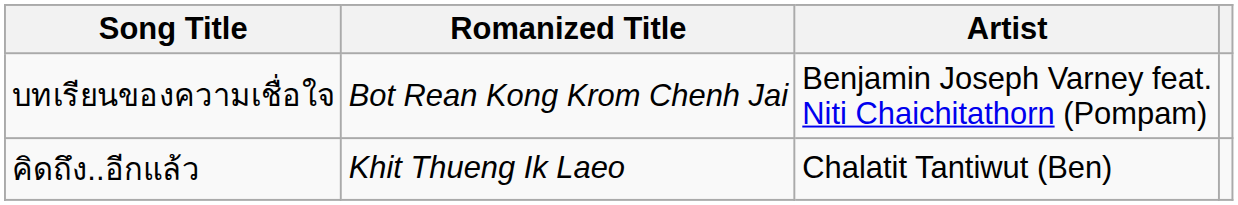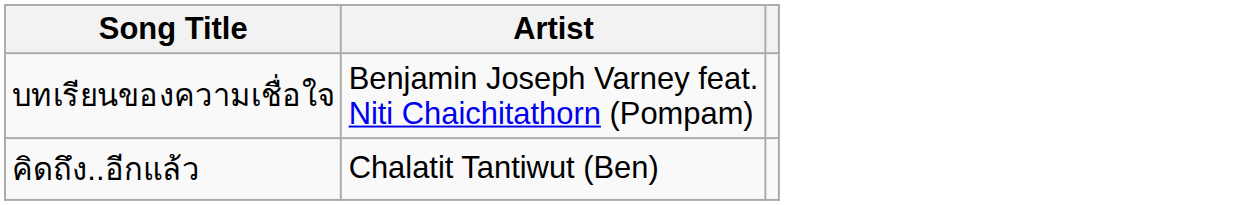- column: (568, 28)
